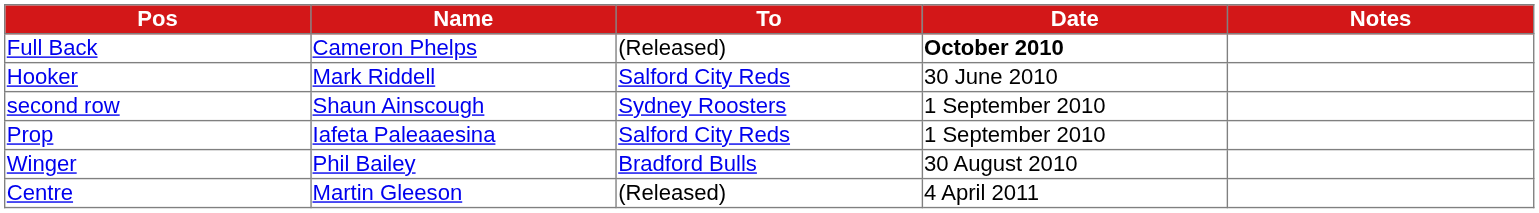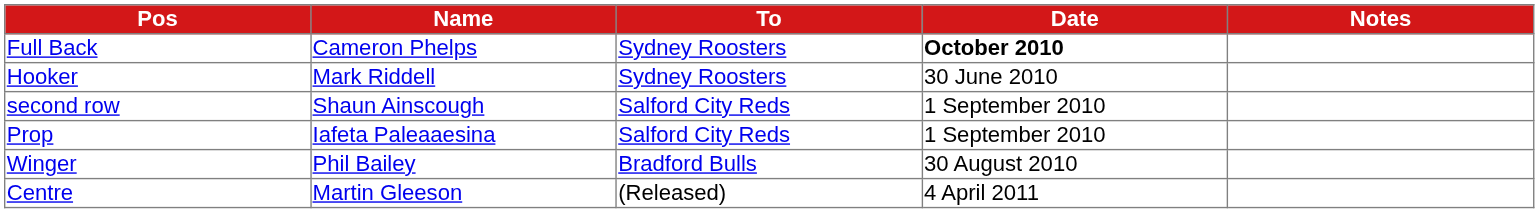(672, 47) (Released) -> (702, 47) Sydney Roosters
(704, 76) Salford City Reds -> (702, 76) Sydney Roosters
(702, 105) Sydney Roosters -> (704, 105) Salford City Reds
